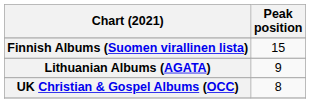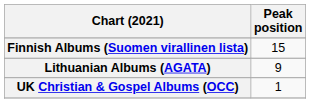(278, 87) 8 -> (278, 87) 1
